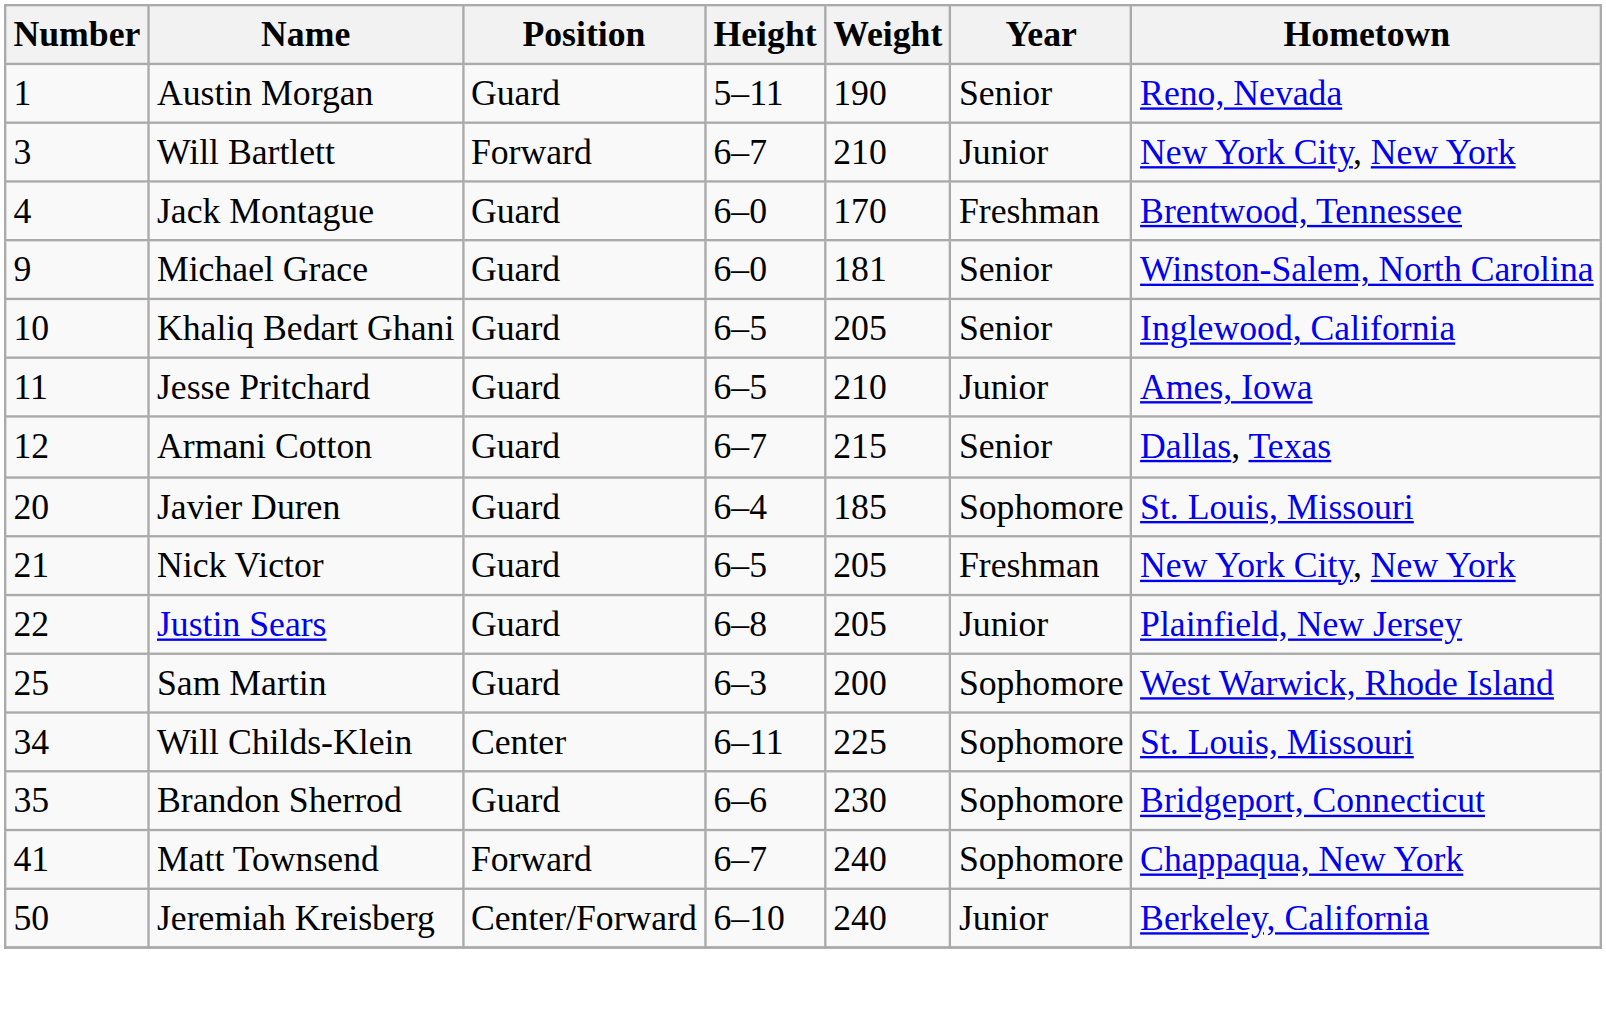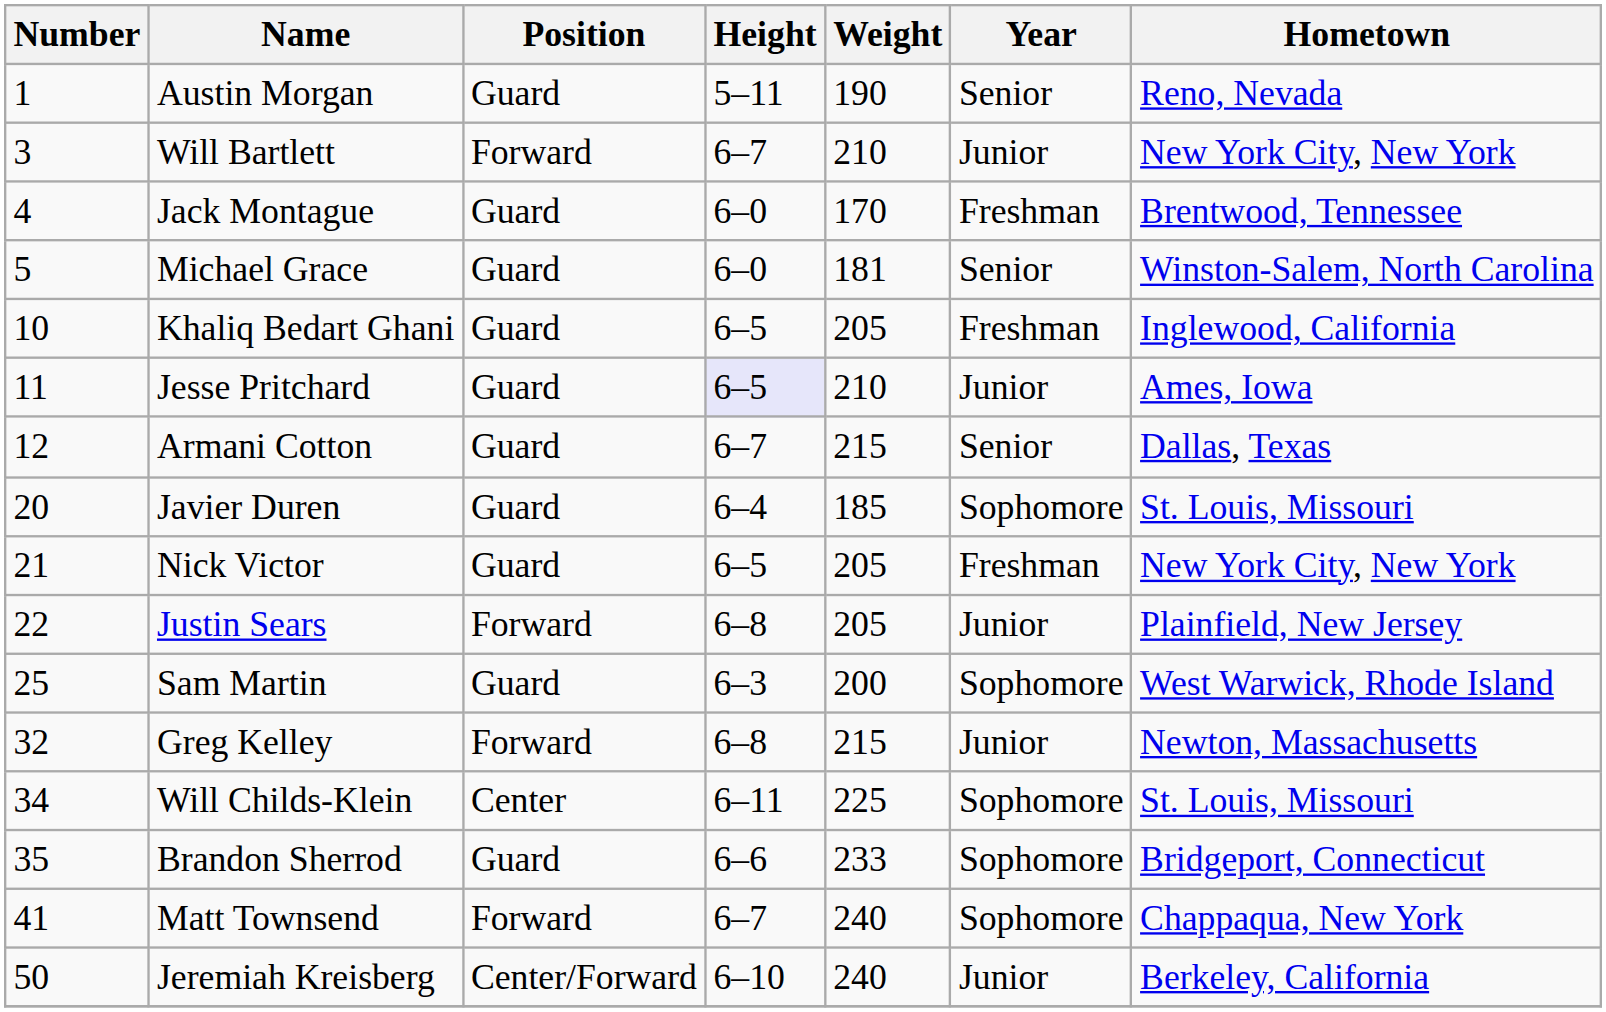(22, 269) 9 -> (22, 269) 5
(1006, 328) Senior -> (1029, 328) Freshman
(740, 387) no background -> (740, 387) lavender background
(516, 623) Guard -> (531, 623) Forward
+ row: (245, 740)
(860, 799) 230 -> (860, 858) 233
